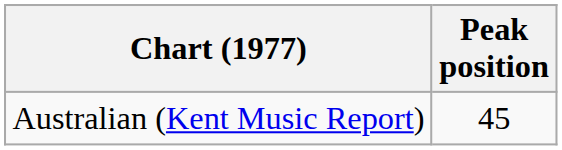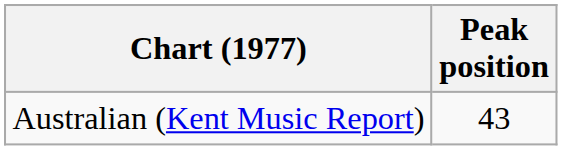(494, 117) 45 -> (494, 117) 43
